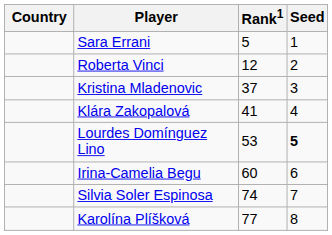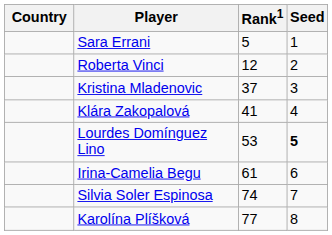(250, 173) 60 -> (250, 173) 61
